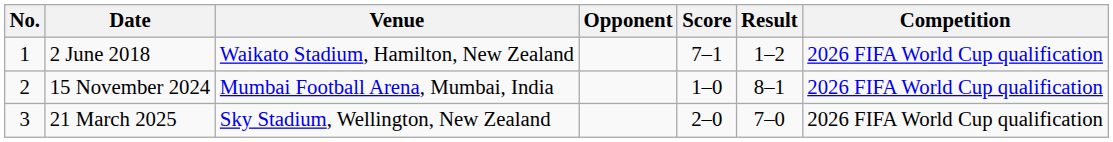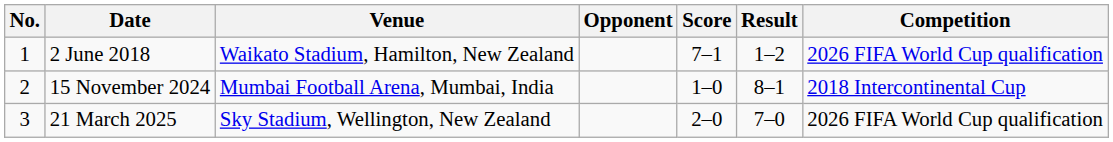(955, 86) 2026 FIFA World Cup qualification -> (916, 86) 2018 Intercontinental Cup
